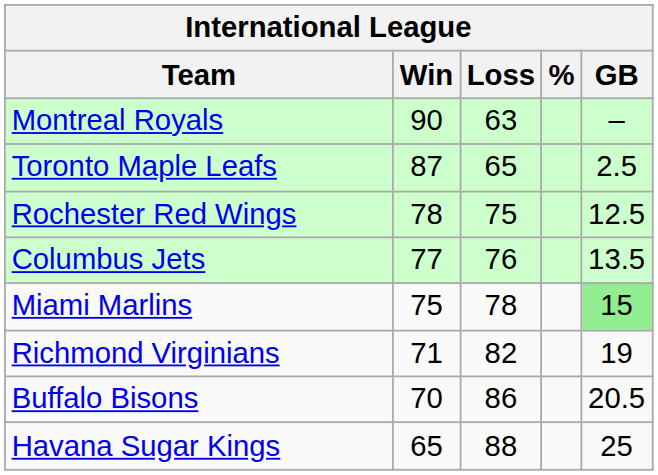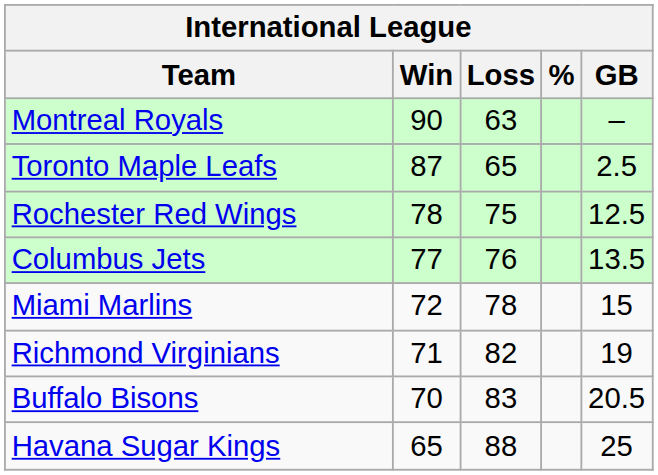(427, 306) 75 -> (427, 306) 72
(617, 306) lightgreen background -> (617, 306) no background
(501, 399) 86 -> (501, 399) 83
